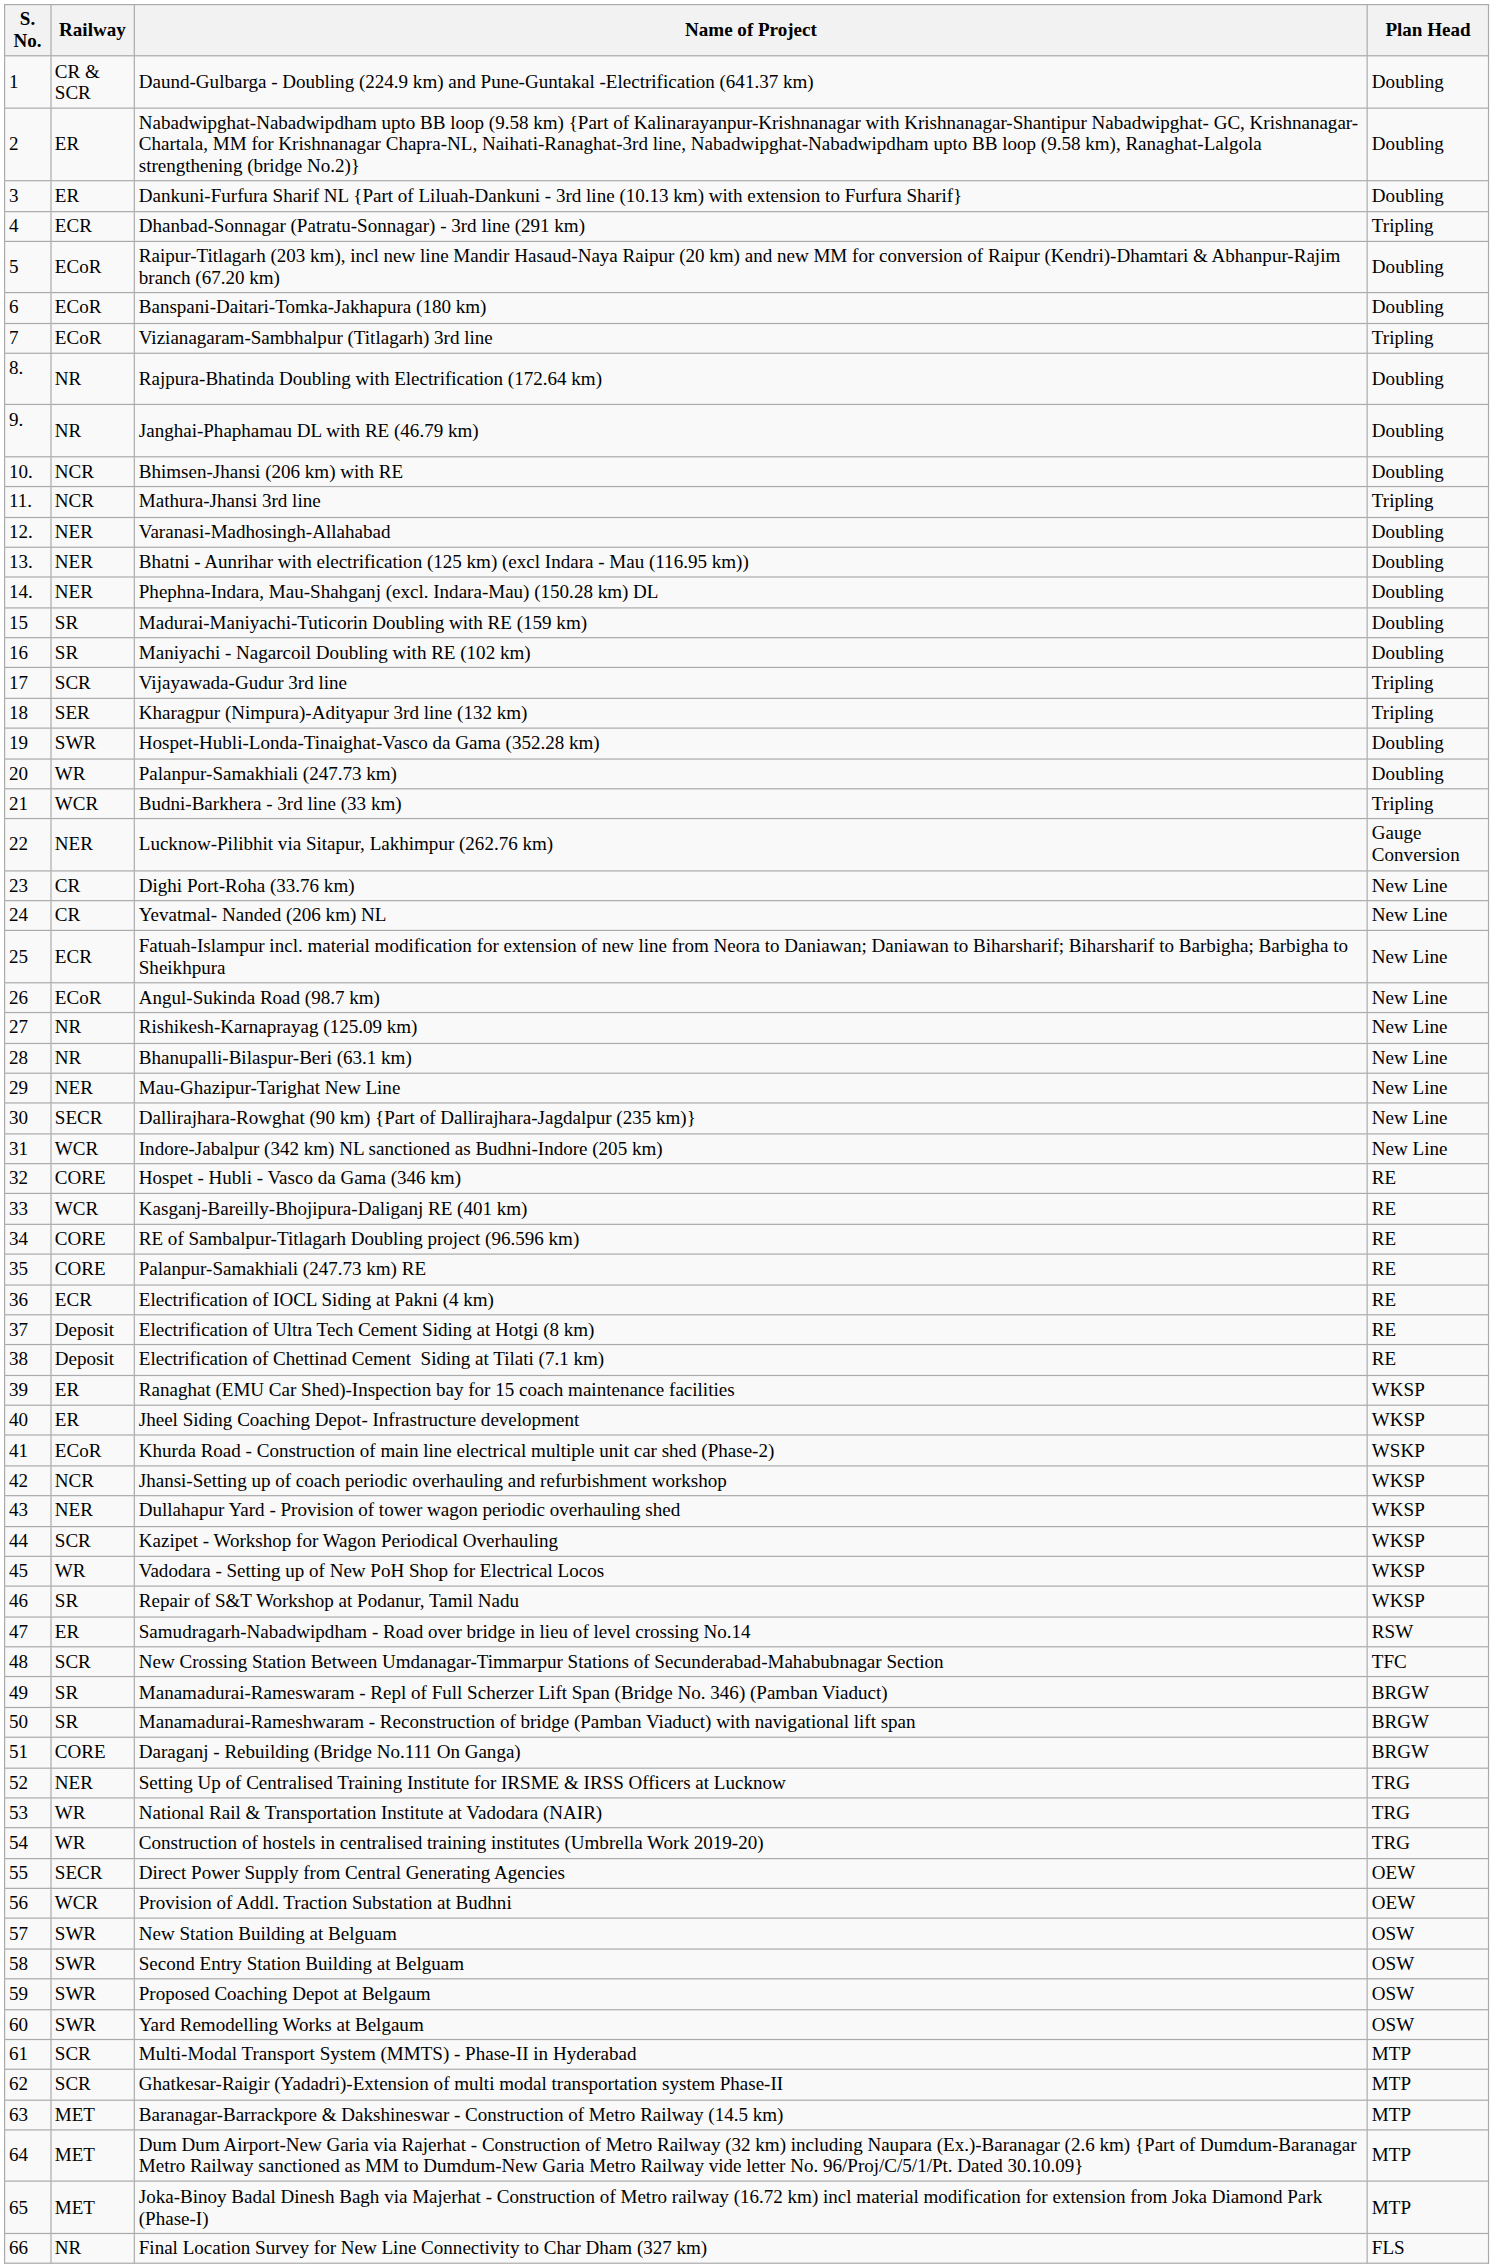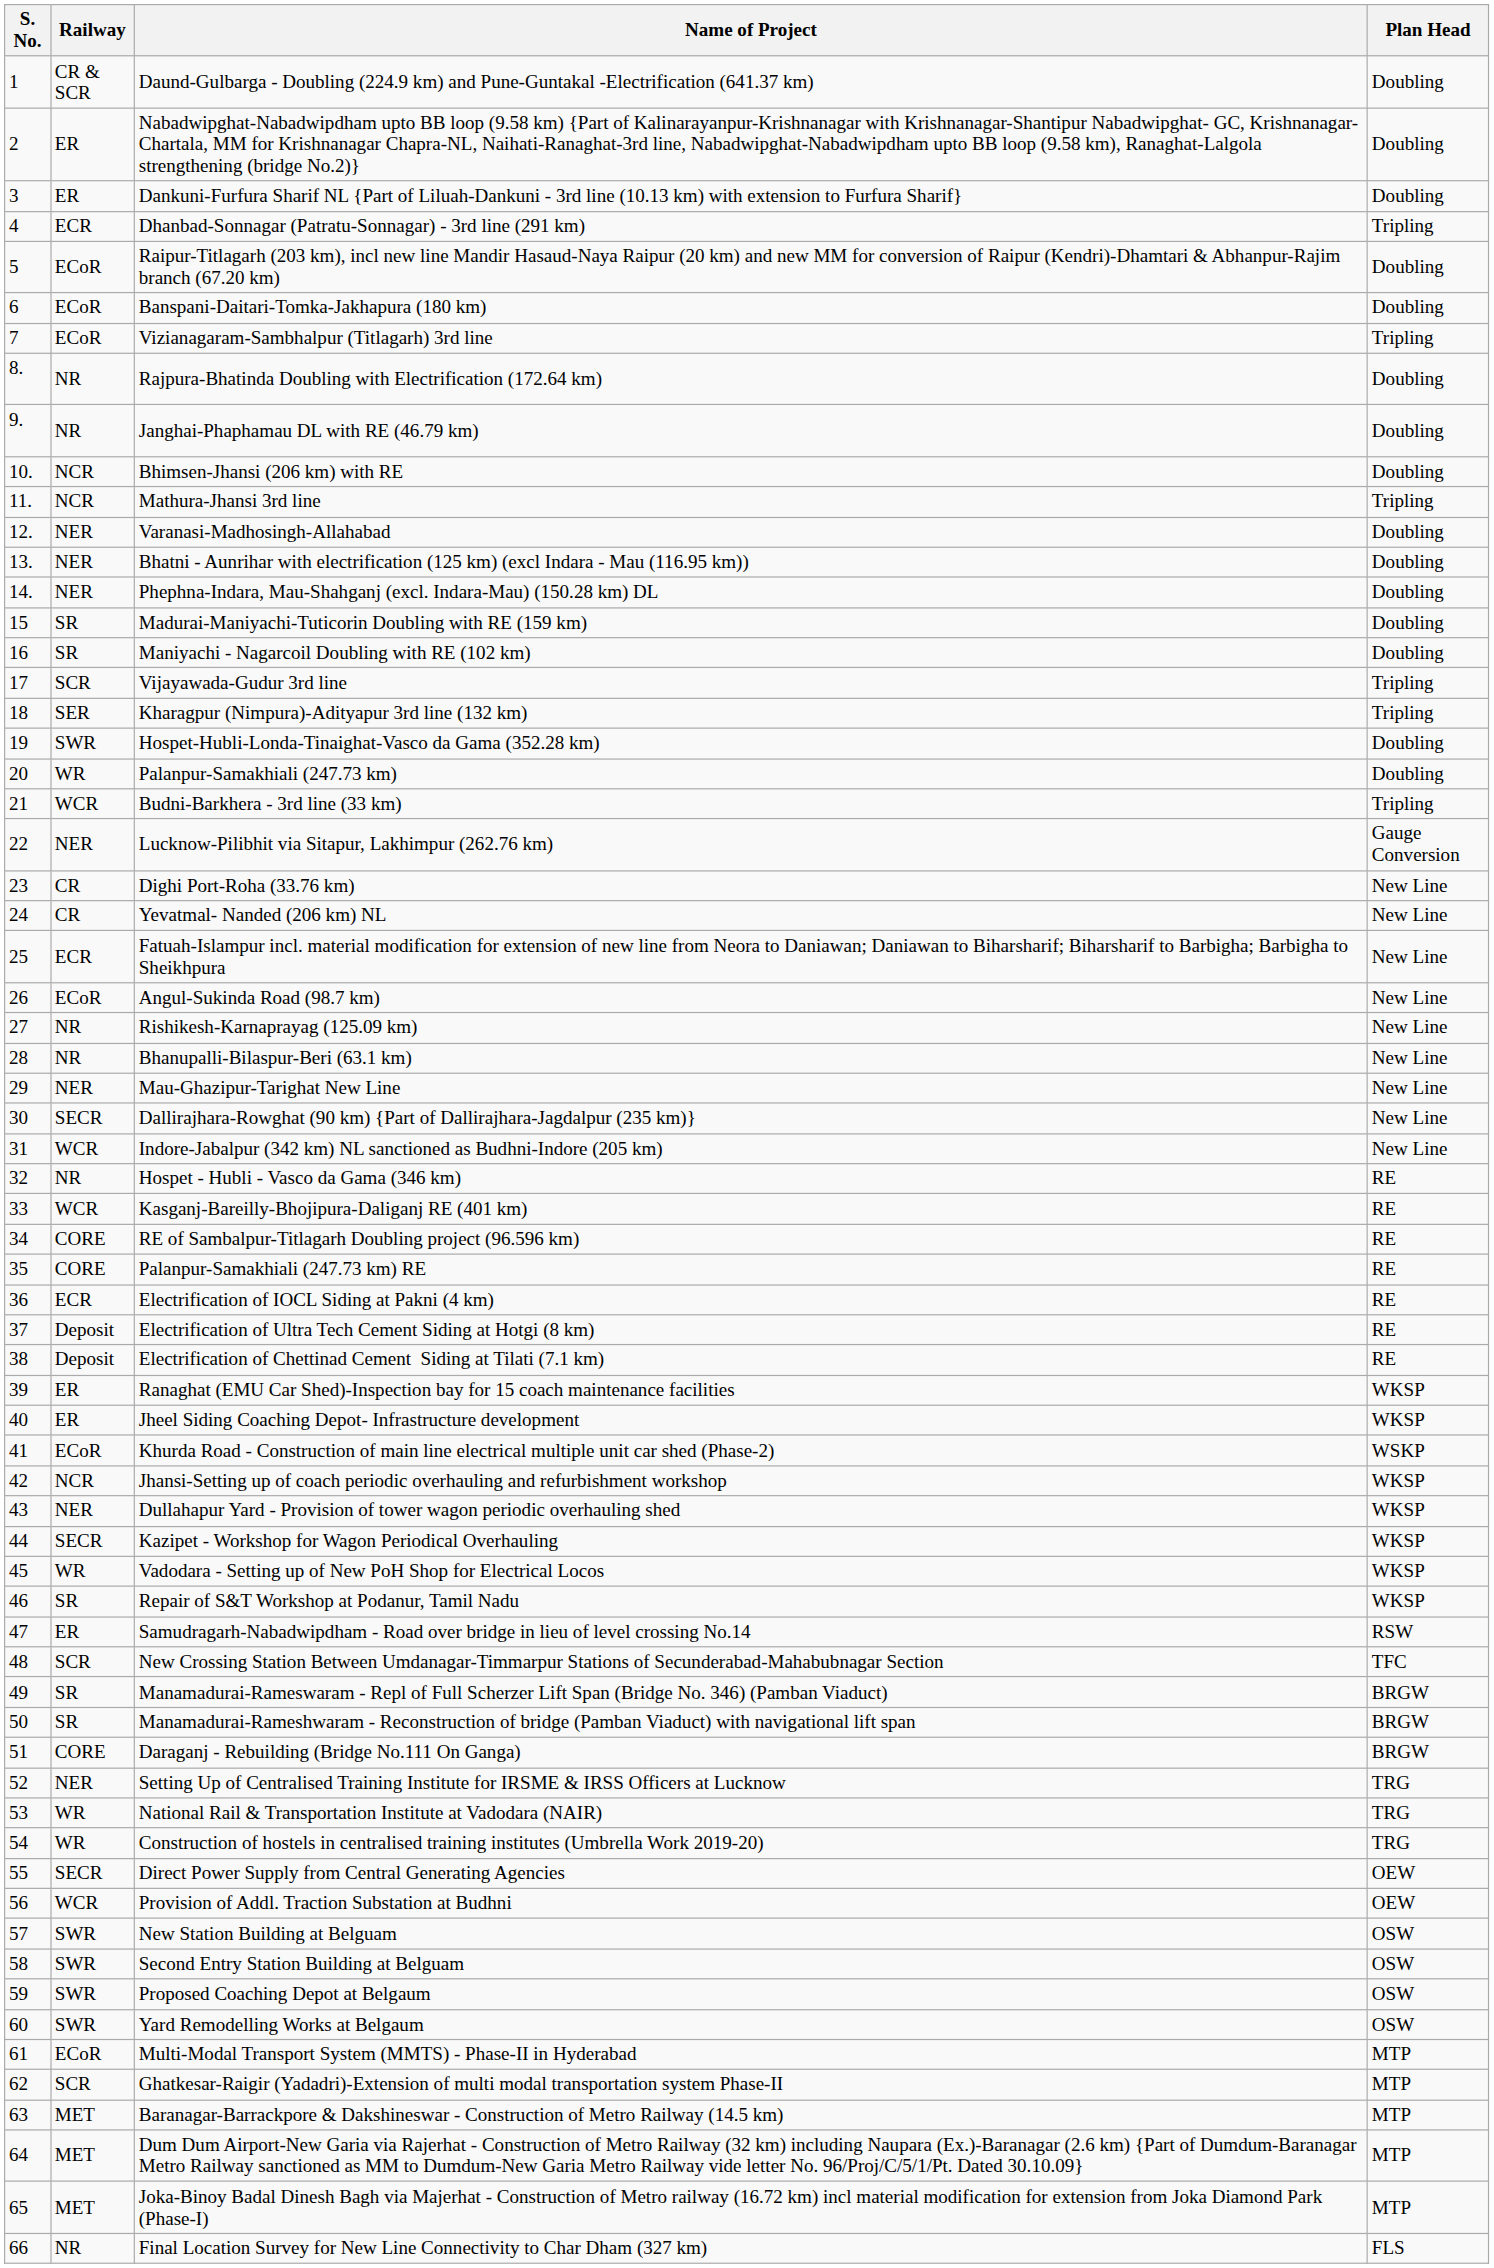(80, 1178) CORE -> (68, 1178) NR
(73, 1541) SCR -> (79, 1541) SECR
(73, 2054) SCR -> (78, 2054) ECoR
